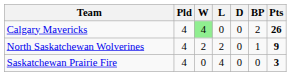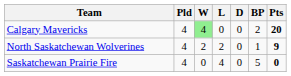(276, 29) 26 -> (276, 29) 20
(258, 63) 0 -> (258, 63) 5
(276, 63) 3 -> (276, 63) 0
